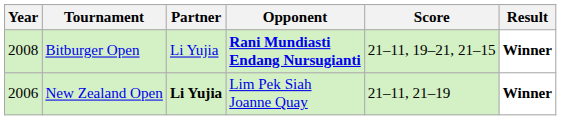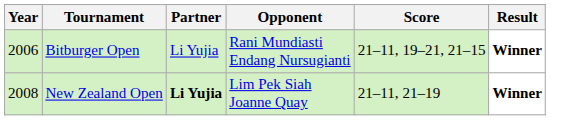(23, 51) 2008 -> (23, 51) 2006
(295, 51) bold -> (290, 51) normal
(23, 94) 2006 -> (23, 94) 2008
